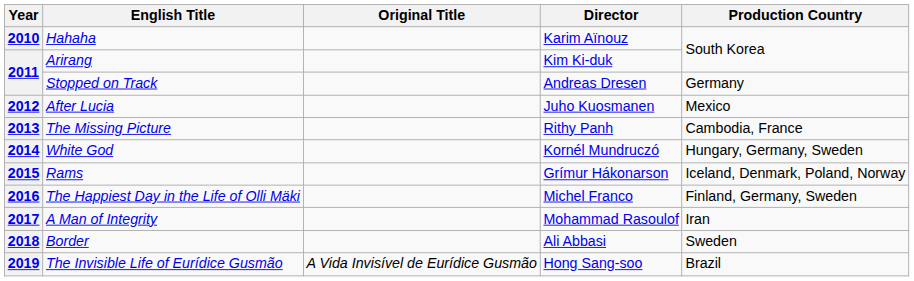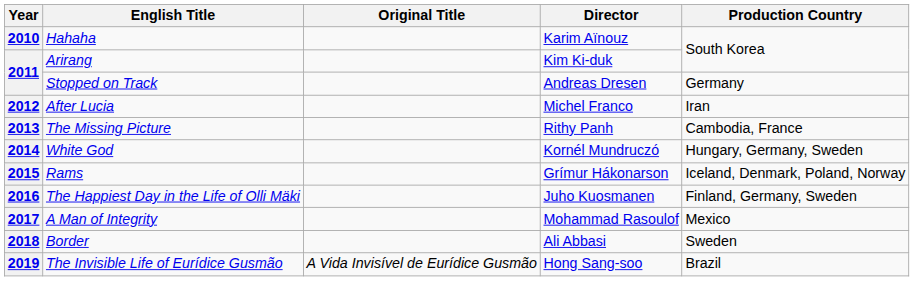(599, 106) Juho Kuosmanen -> (588, 106) Michel Franco
(708, 106) Mexico -> (698, 106) Iran
(588, 196) Michel Franco -> (599, 196) Juho Kuosmanen
(698, 219) Iran -> (708, 219) Mexico
